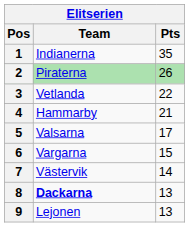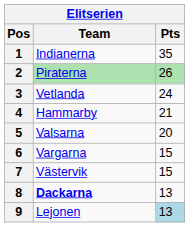(166, 93) 22 -> (166, 93) 24
(166, 133) 17 -> (166, 133) 20
(166, 172) 14 -> (166, 172) 15
(166, 212) no background -> (166, 212) lightblue background
